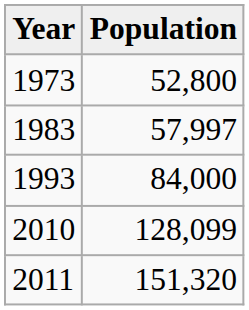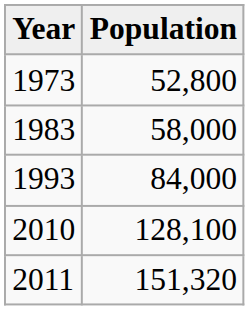(194, 129) 57,997 -> (194, 129) 58,000
(186, 229) 128,099 -> (186, 229) 128,100
